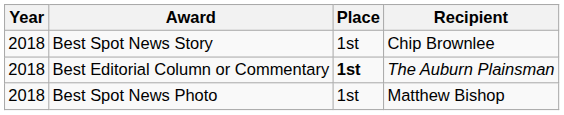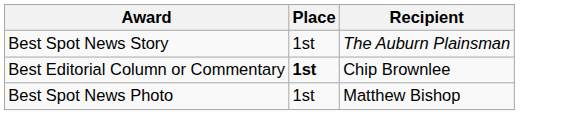- column: (27, 17)
(441, 43) Chip Brownlee -> (427, 43) The Auburn Plainsman
(471, 69) The Auburn Plainsman -> (397, 69) Chip Brownlee
